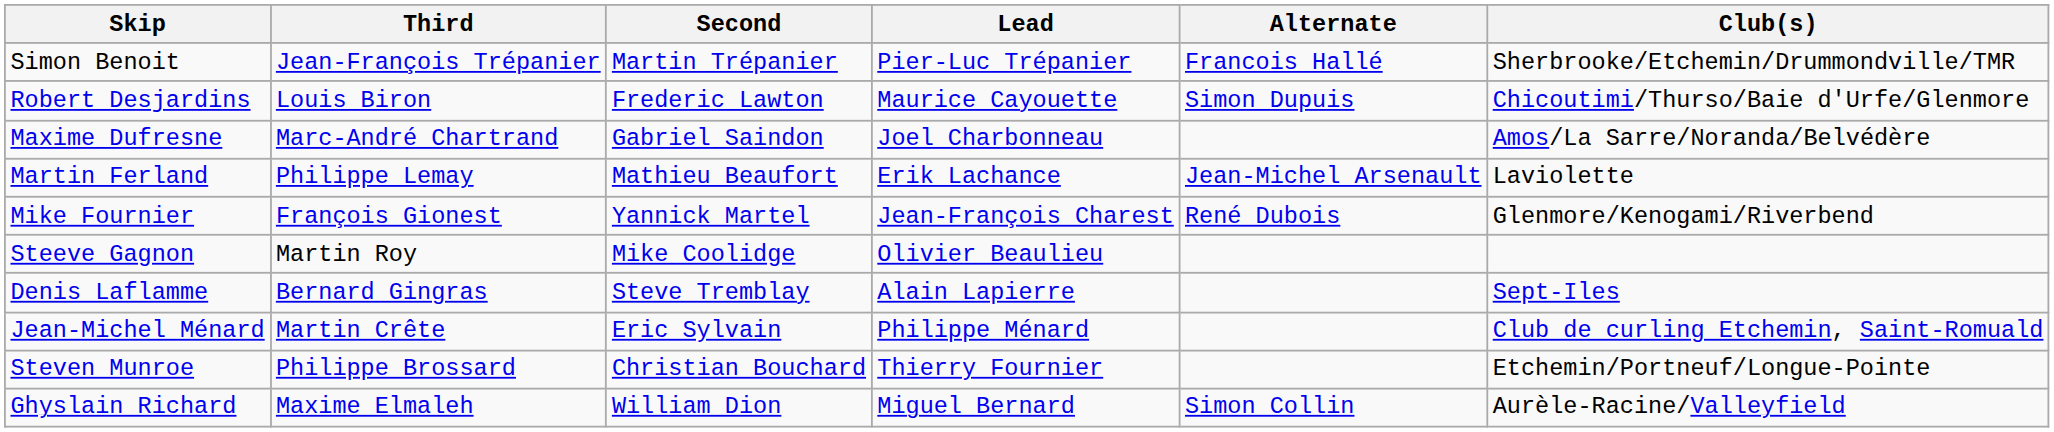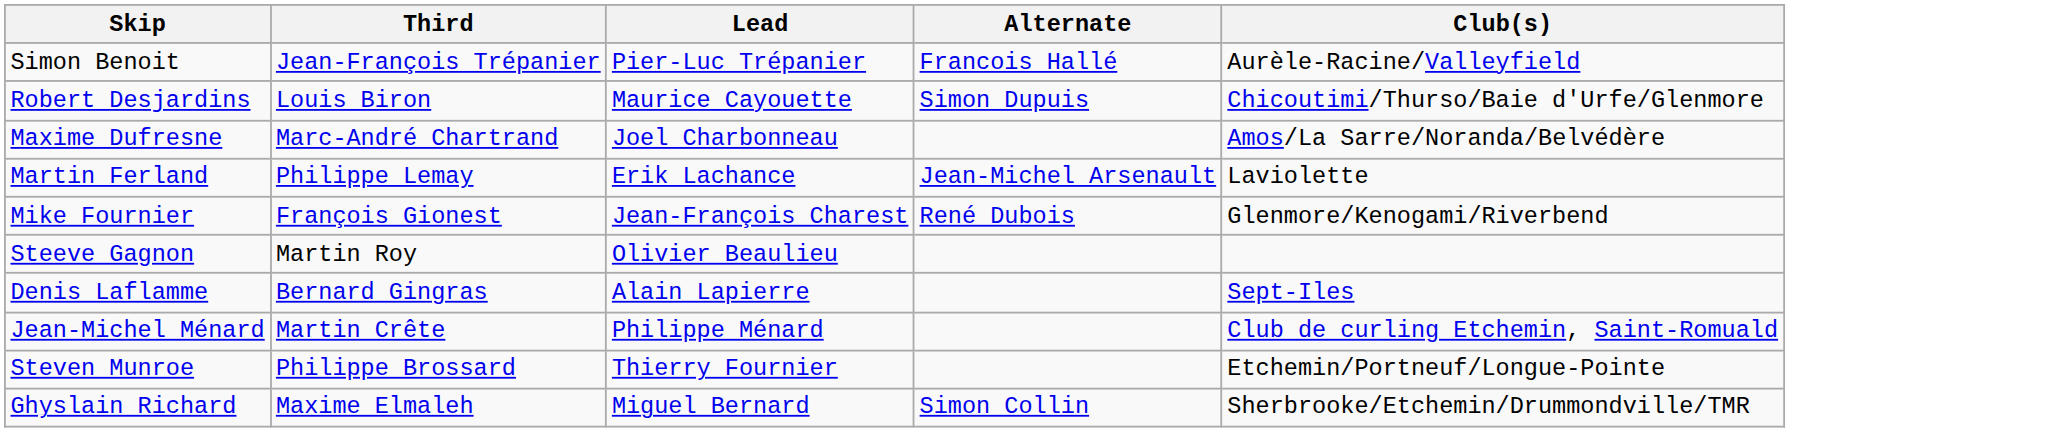- column: (739, 24)
(1754, 62) Sherbrooke/Etchemin/Drummondville/TMR -> (1404, 62) Aurèle-Racine/Valleyfield
(1669, 408) Aurèle-Racine/Valleyfield -> (1489, 408) Sherbrooke/Etchemin/Drummondville/TMR
